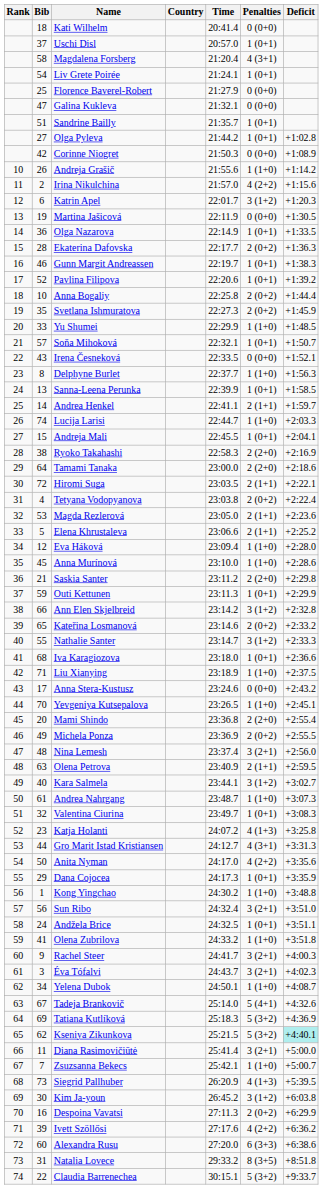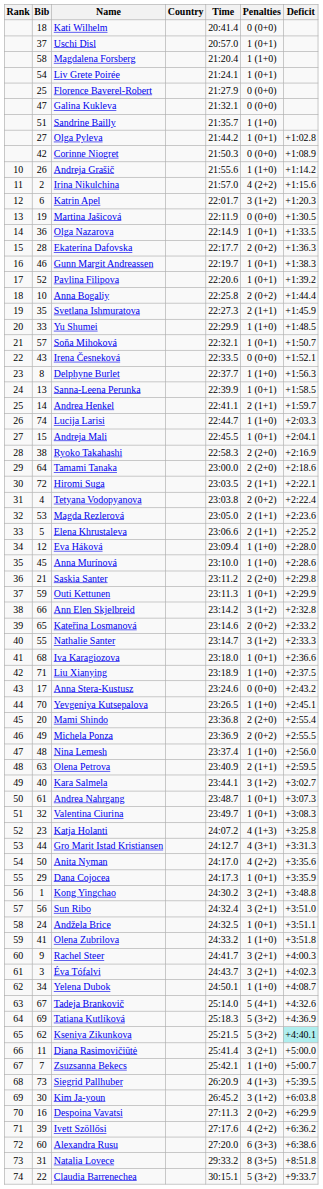(262, 59) 4 (3+1) -> (262, 59) 1 (1+0)
(262, 122) 1 (0+1) -> (262, 122) 1 (1+0)
(262, 311) 2 (0+2) -> (262, 311) 2 (1+1)
(262, 751) 3 (2+1) -> (262, 751) 1 (1+0)
(262, 798) 1 (1+0) -> (262, 798) 1 (0+1)
(262, 893) 1 (1+0) -> (262, 893) 3 (2+1)
